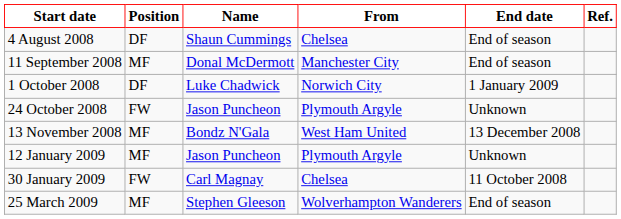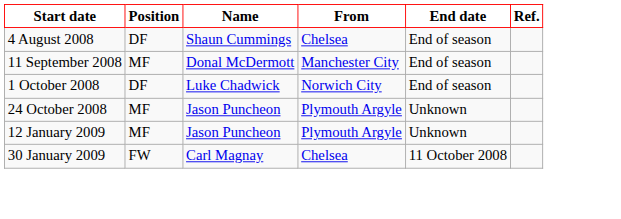(513, 86) 1 January 2009 -> (450, 86) End of season
(140, 109) FW -> (139, 109) MF
- row: (65, 132)
- row: (53, 202)
